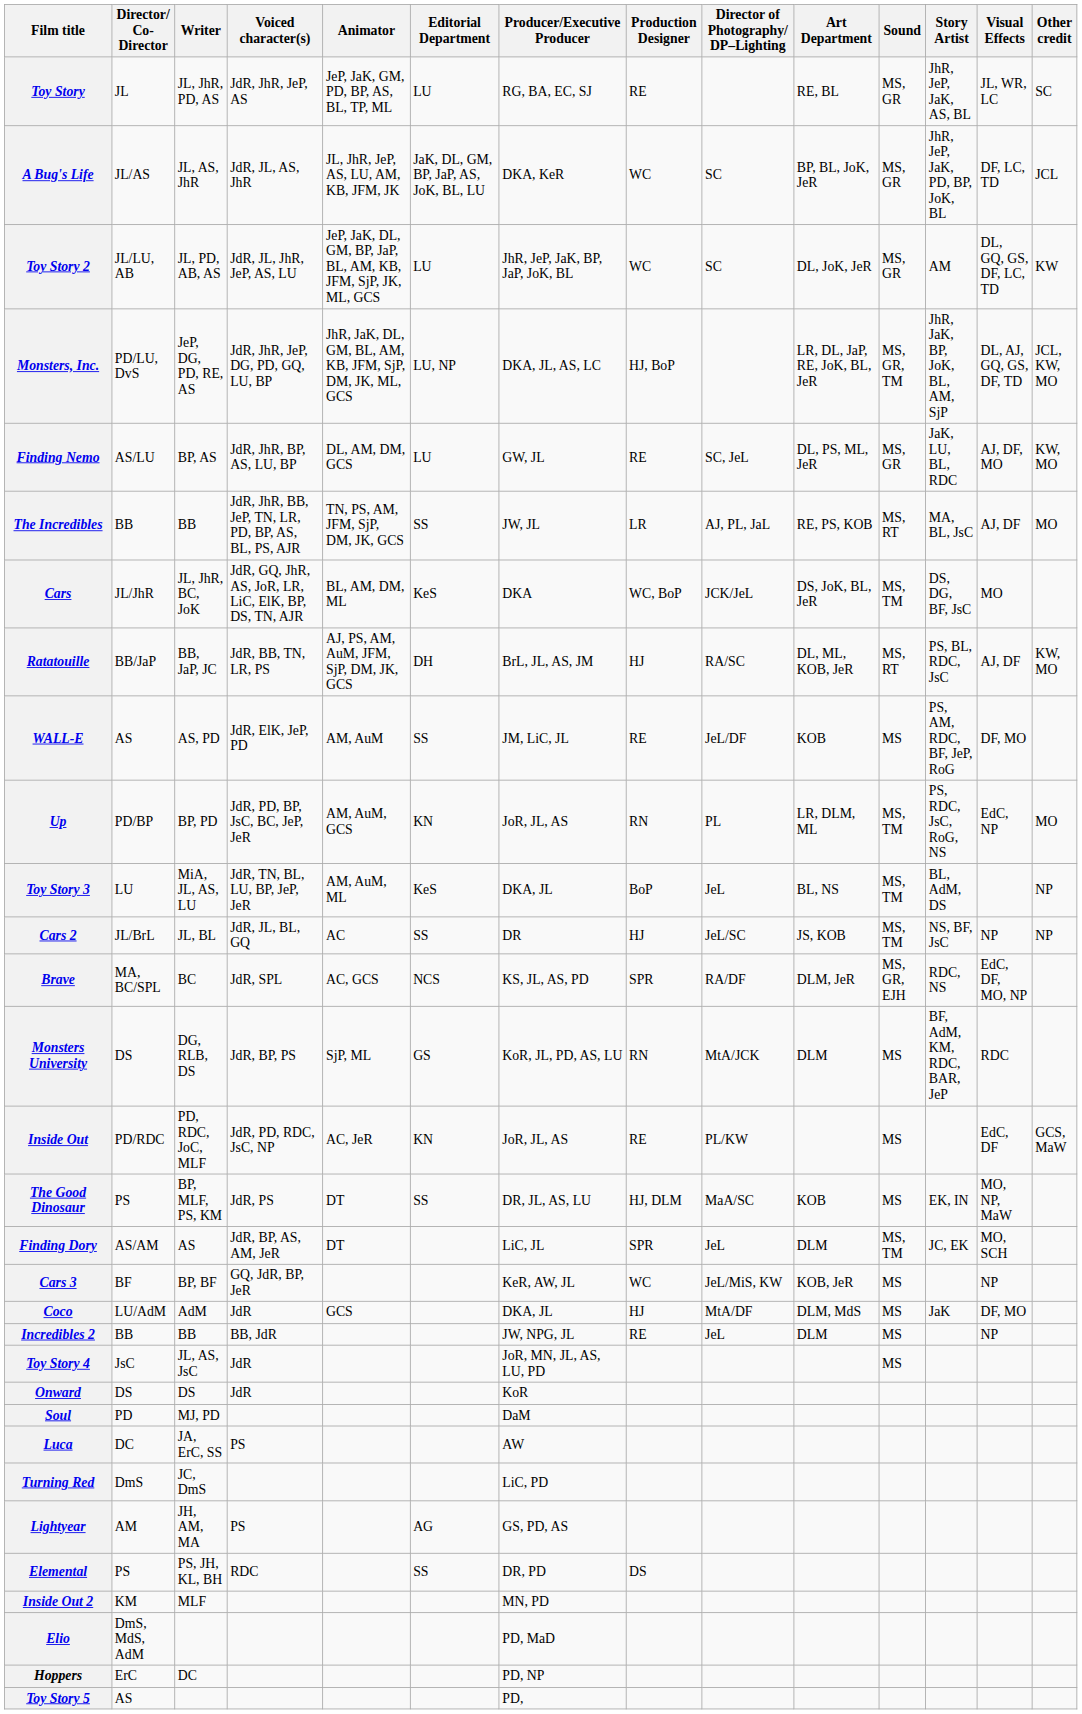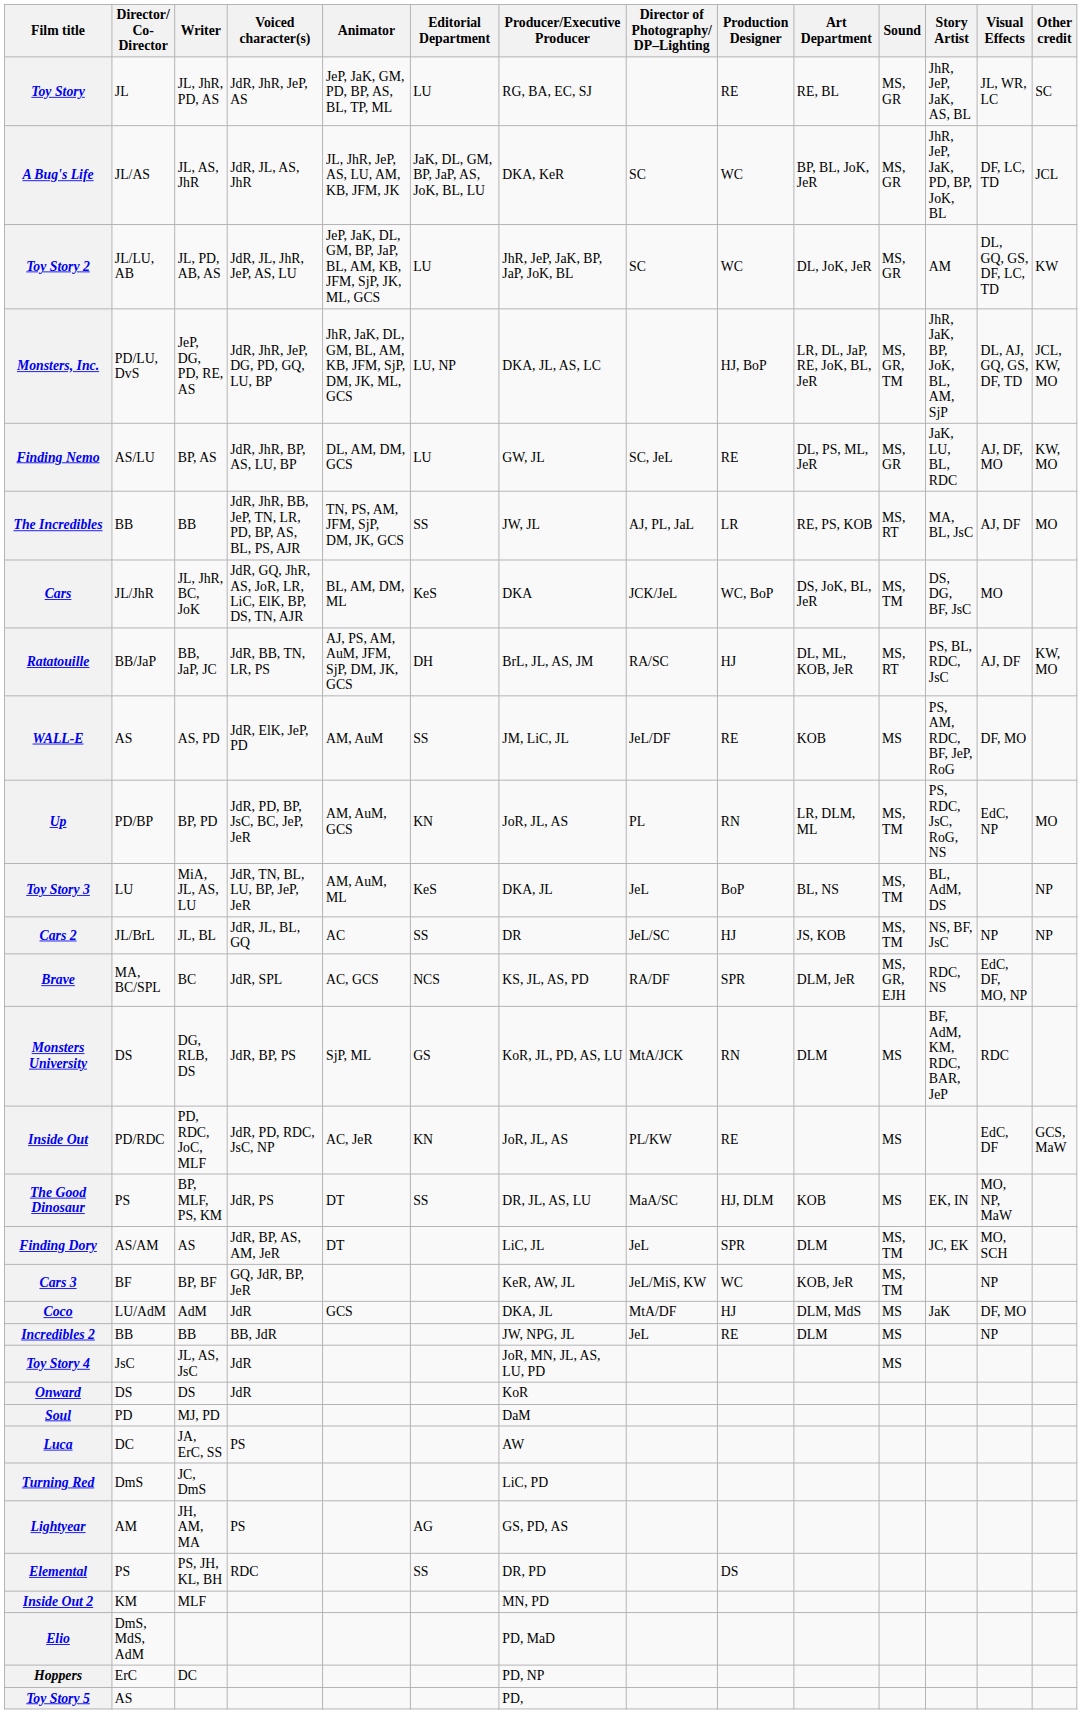columns swapped: (664, 30) <-> (748, 30)
(892, 1282) MS -> (894, 1282) MS, TM
